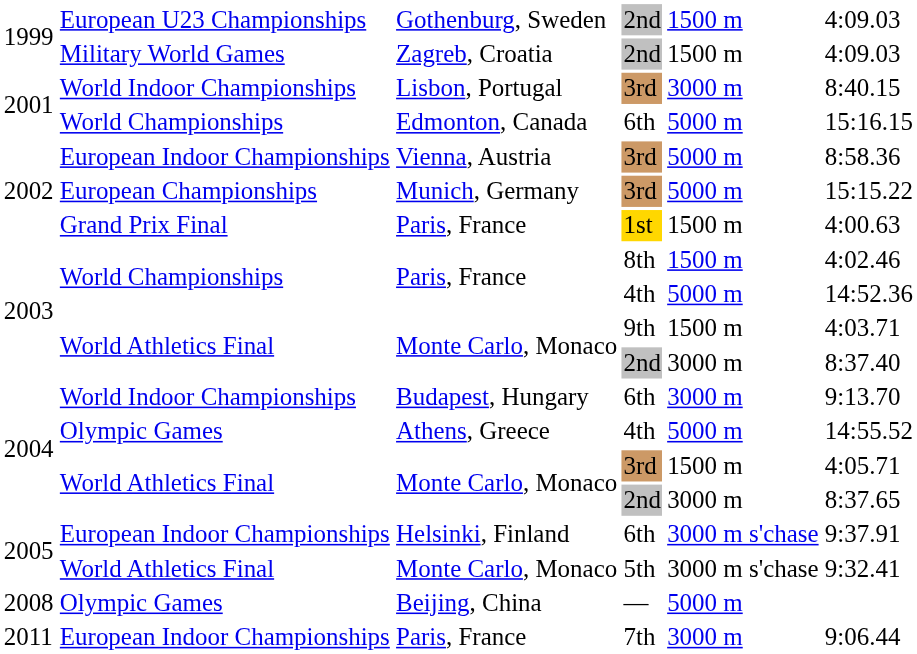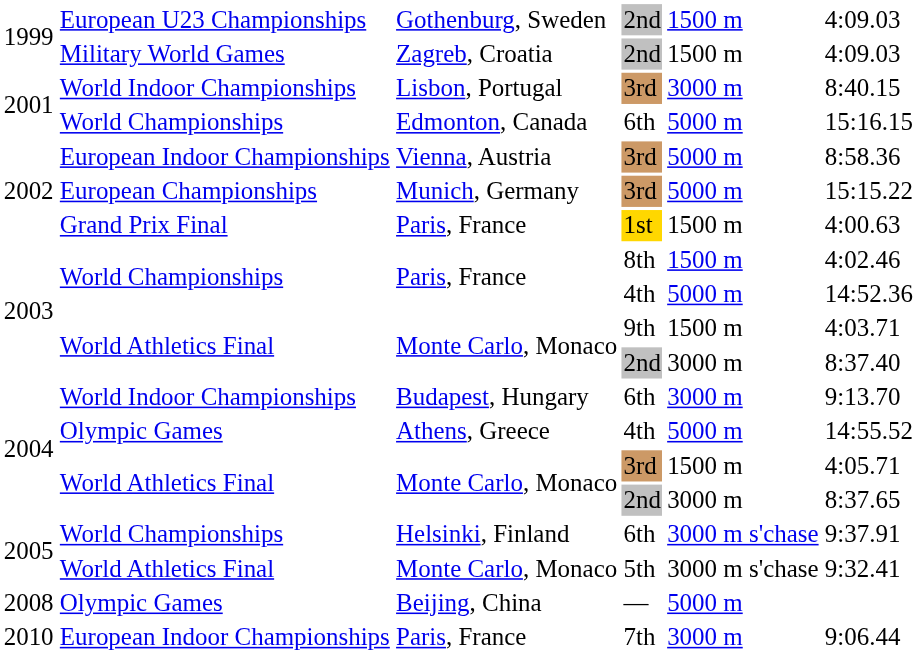(225, 534) European Indoor Championships -> (172, 534) World Championships
(28, 637) 2011 -> (29, 637) 2010
